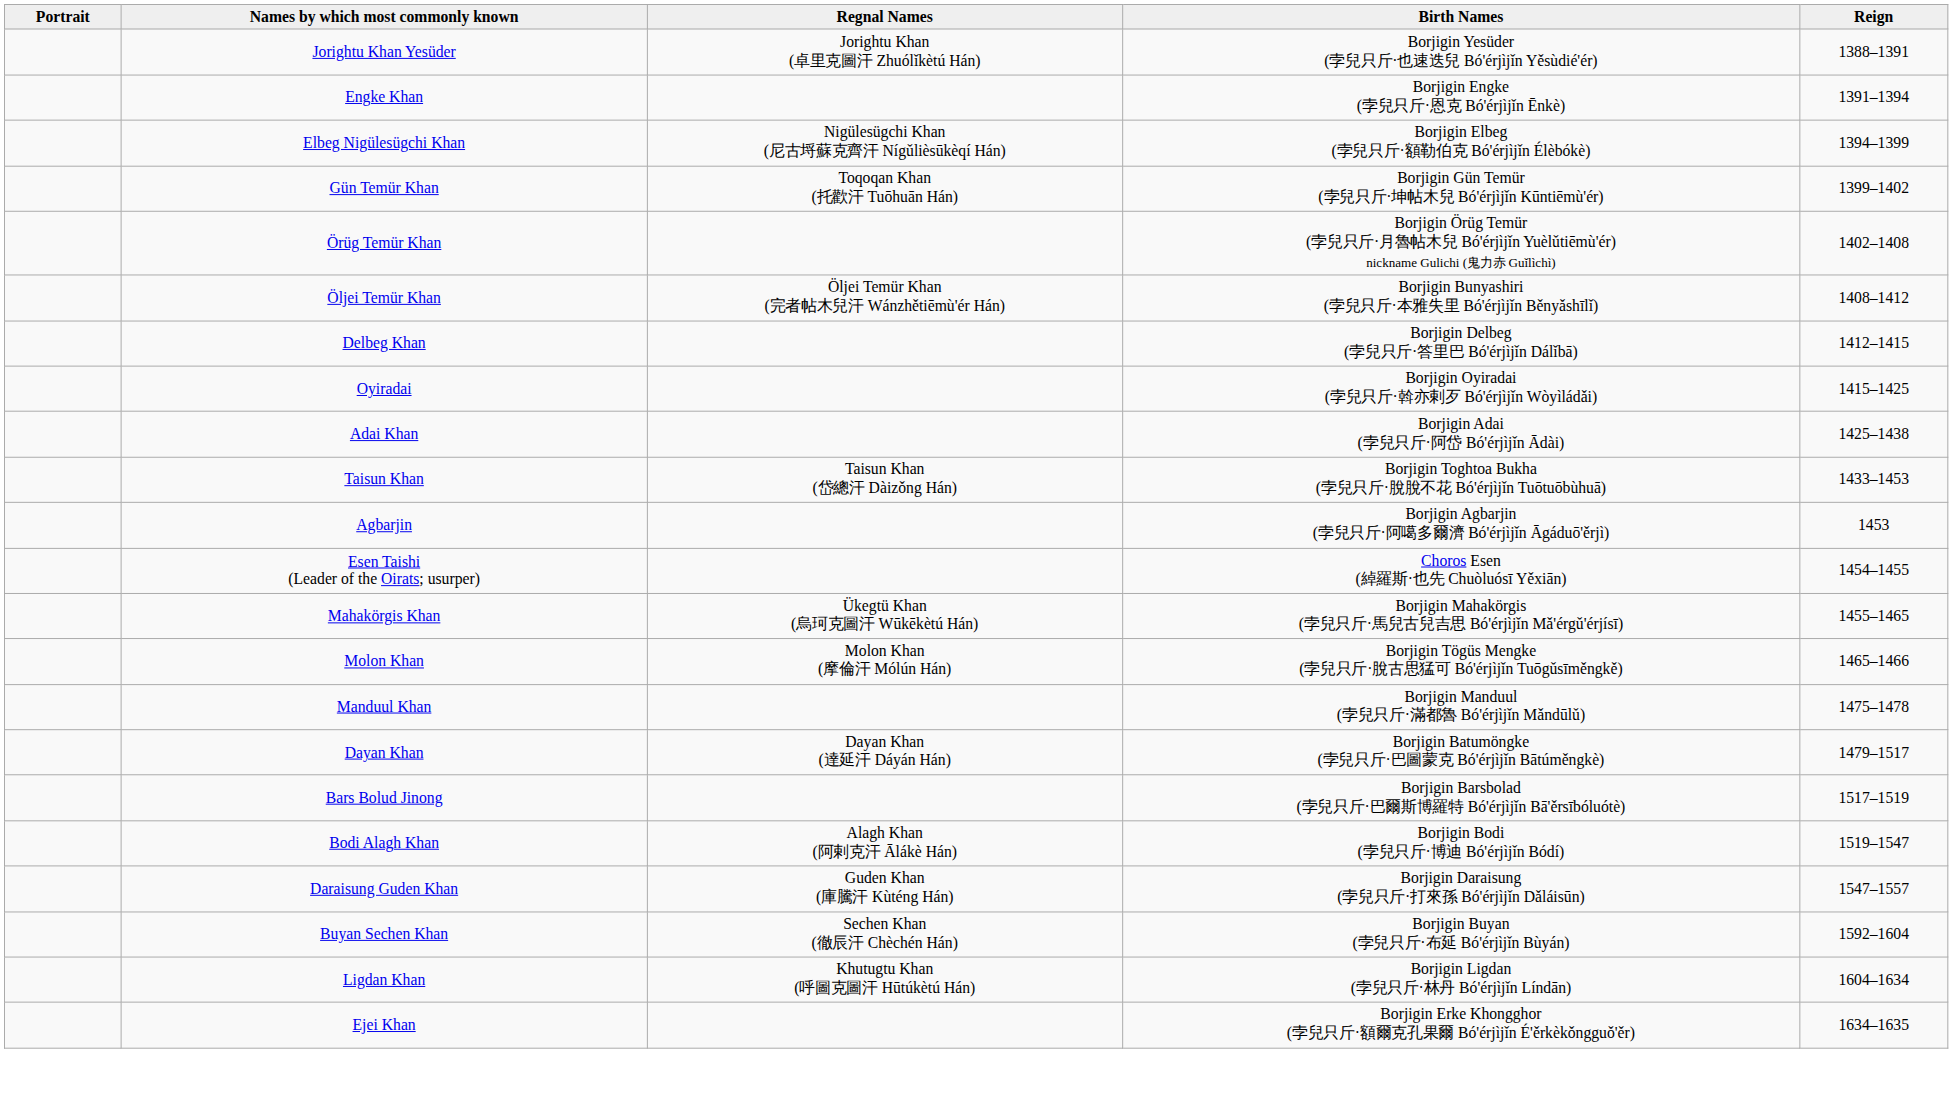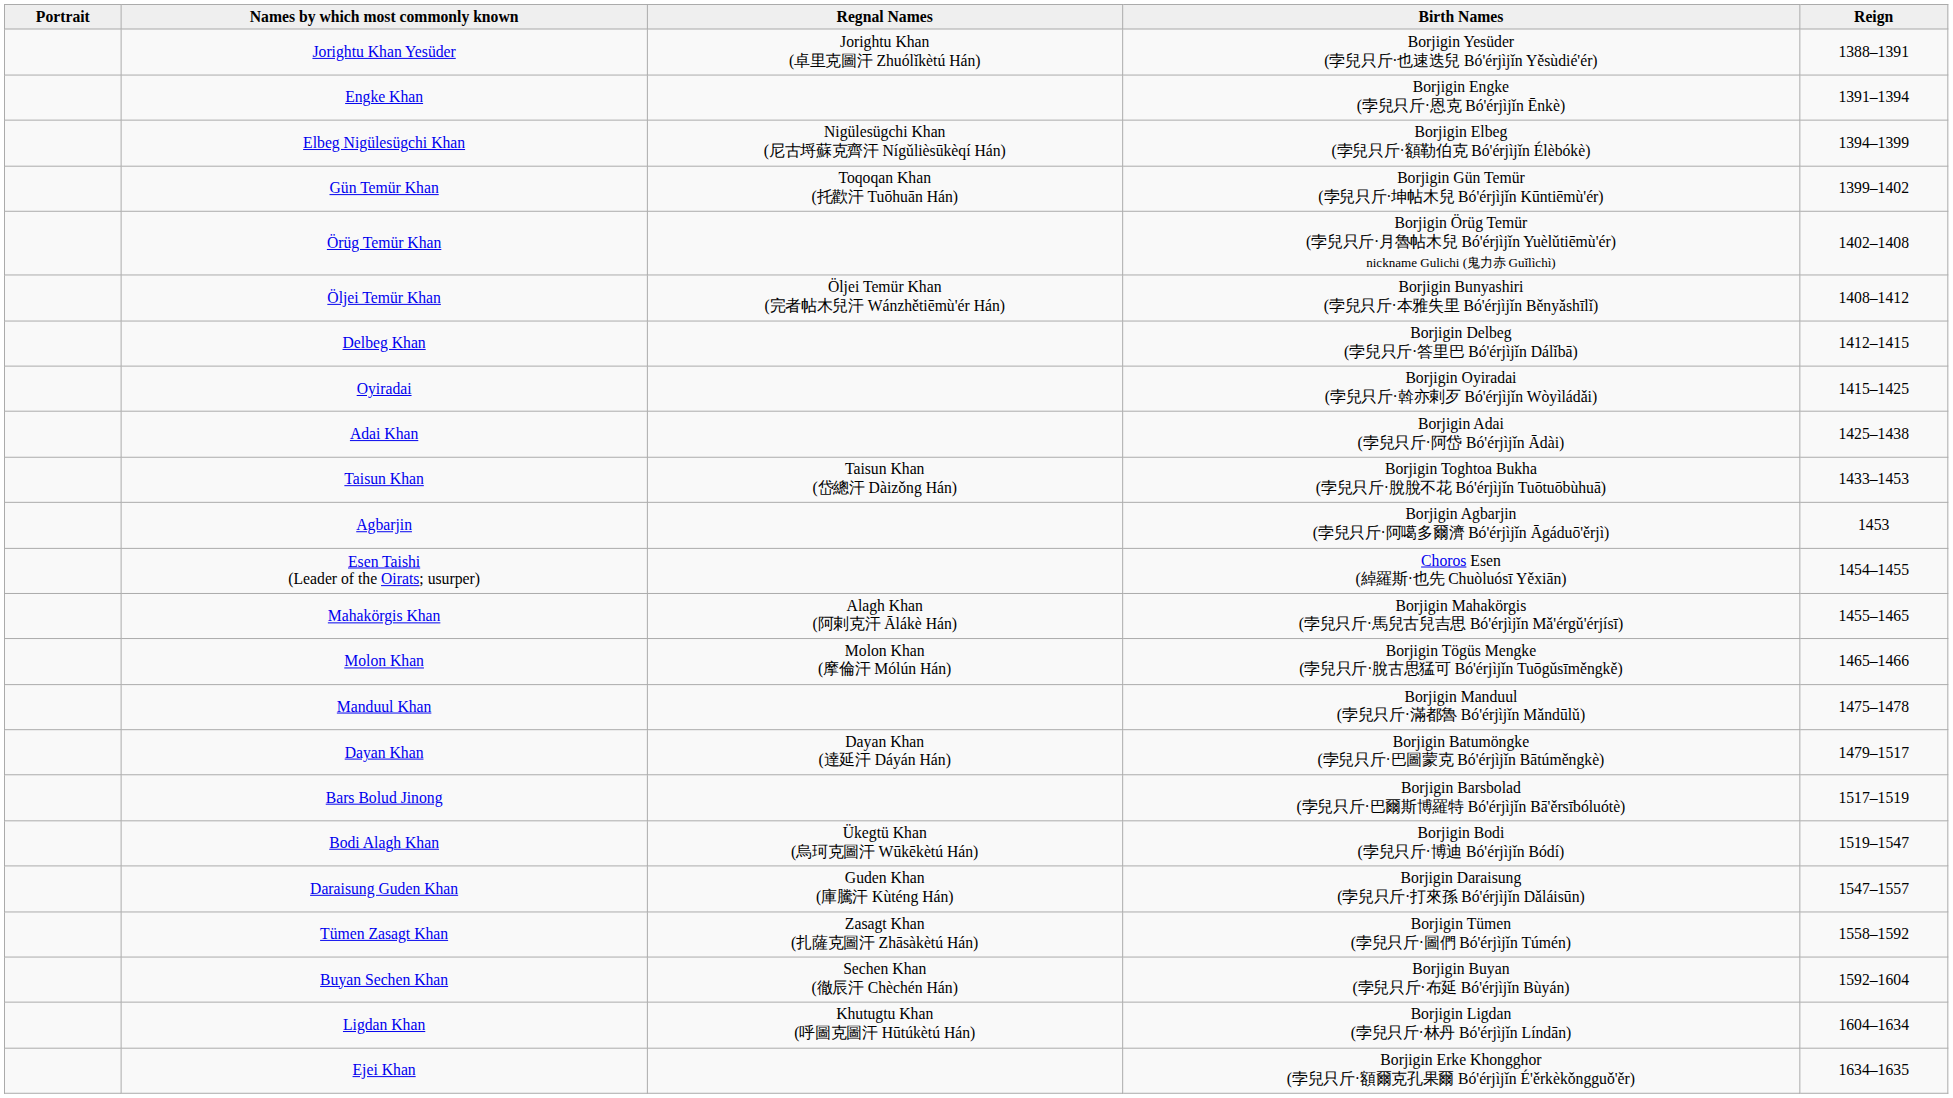(885, 615) Ükegtü Khan (烏珂克圖汗 Wūkēkètú Hán) -> (885, 615) Alagh Khan (阿剌克汗 Ālákè Hán)
(885, 842) Alagh Khan (阿剌克汗 Ālákè Hán) -> (885, 842) Ükegtü Khan (烏珂克圖汗 Wūkēkètú Hán)
+ row: (384, 934)
